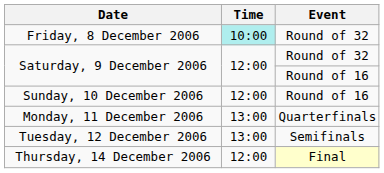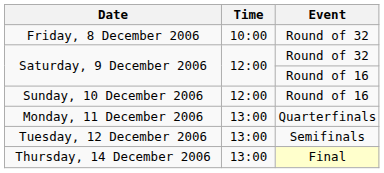(249, 35) paleturquoise background -> (249, 35) no background
(249, 157) 12:00 -> (249, 157) 13:00
